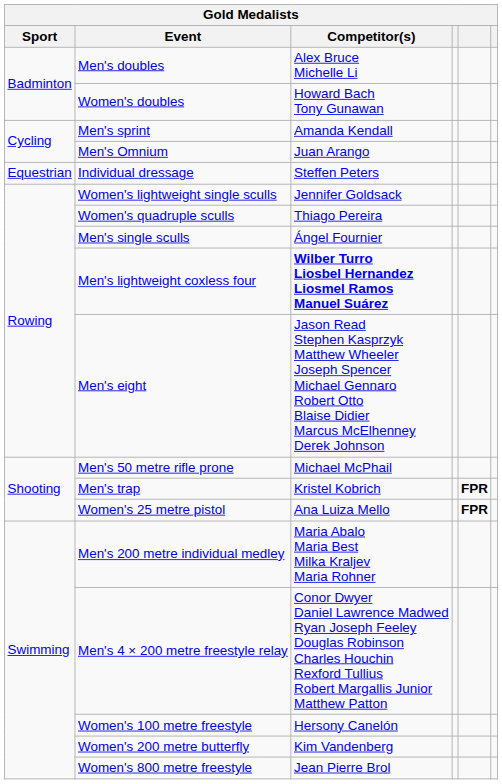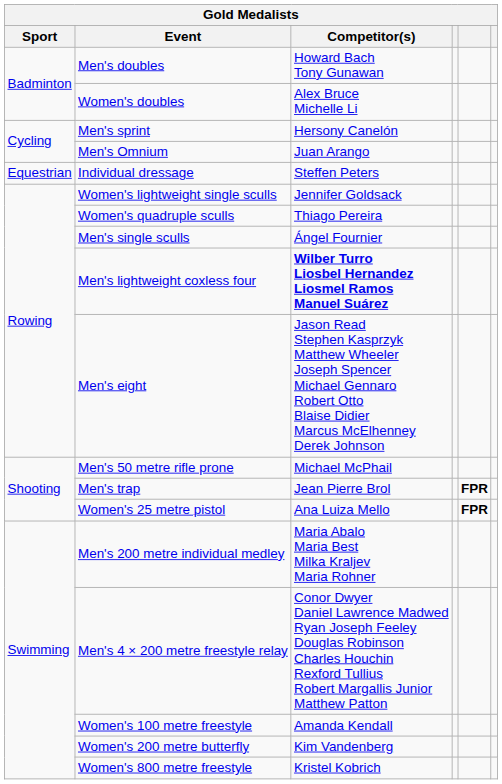(327, 65) Alex Bruce Michelle Li -> (339, 65) Howard Bach Tony Gunawan
(339, 101) Howard Bach Tony Gunawan -> (327, 101) Alex Bruce Michelle Li
(343, 130) Amanda Kendall -> (346, 130) Hersony Canelón
(337, 488) Kristel Kobrich -> (342, 488) Jean Pierre Brol
(346, 725) Hersony Canelón -> (343, 725) Amanda Kendall
(342, 767) Jean Pierre Brol -> (337, 767) Kristel Kobrich
